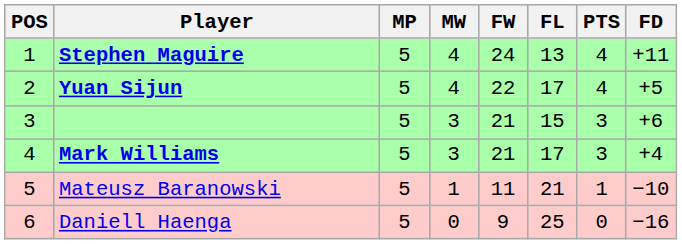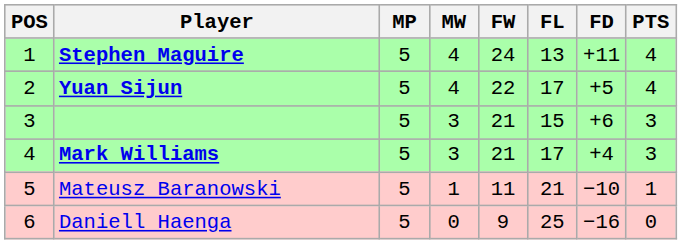columns swapped: (651, 22) <-> (602, 22)
